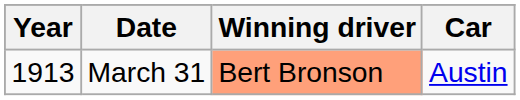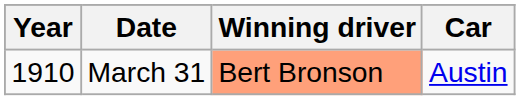(43, 72) 1913 -> (43, 72) 1910
